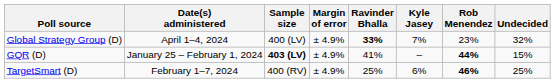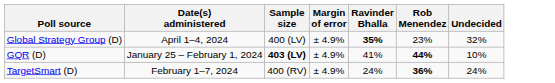- column: (419, 18)
(373, 39) 33% -> (373, 39) 35%
(523, 55) 15% -> (477, 55) 10%
(373, 71) 25% -> (373, 71) 24%
(469, 71) 46% -> (422, 71) 36%
(523, 71) 25% -> (477, 71) 24%
